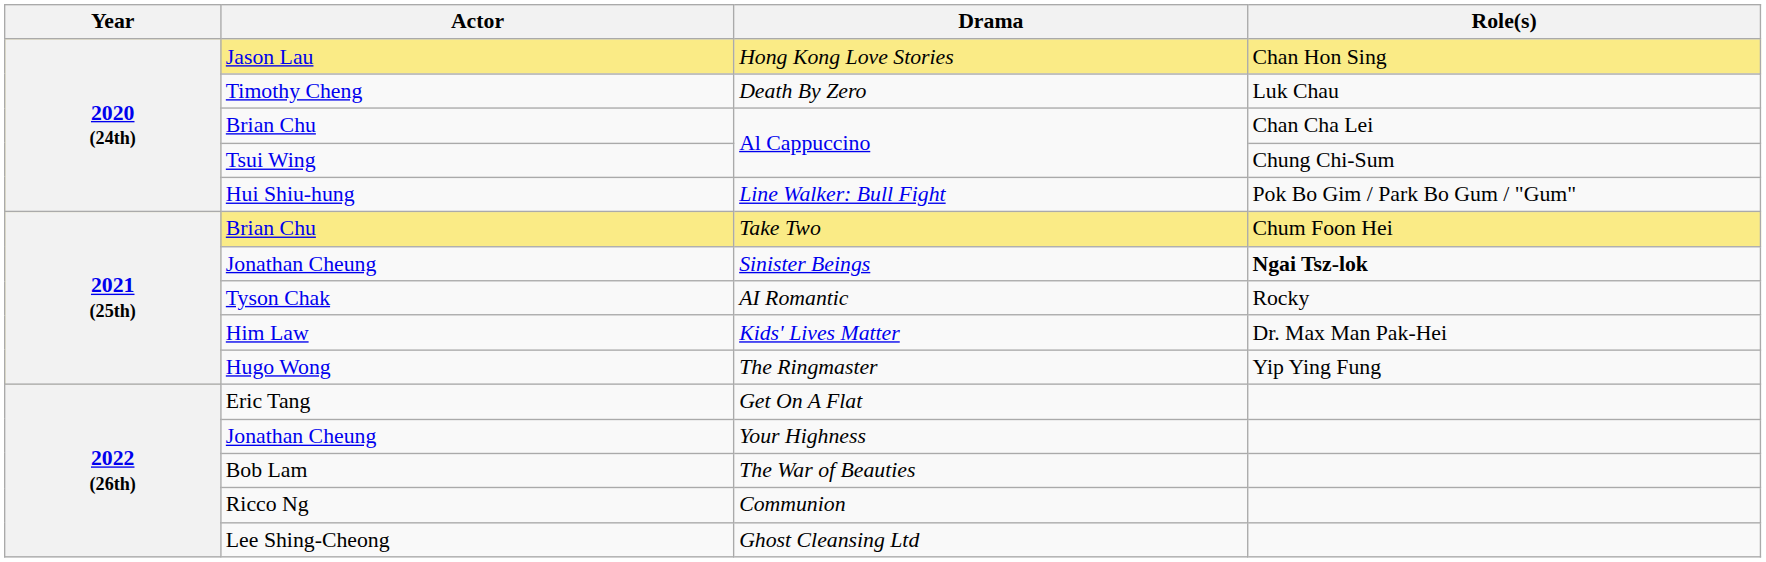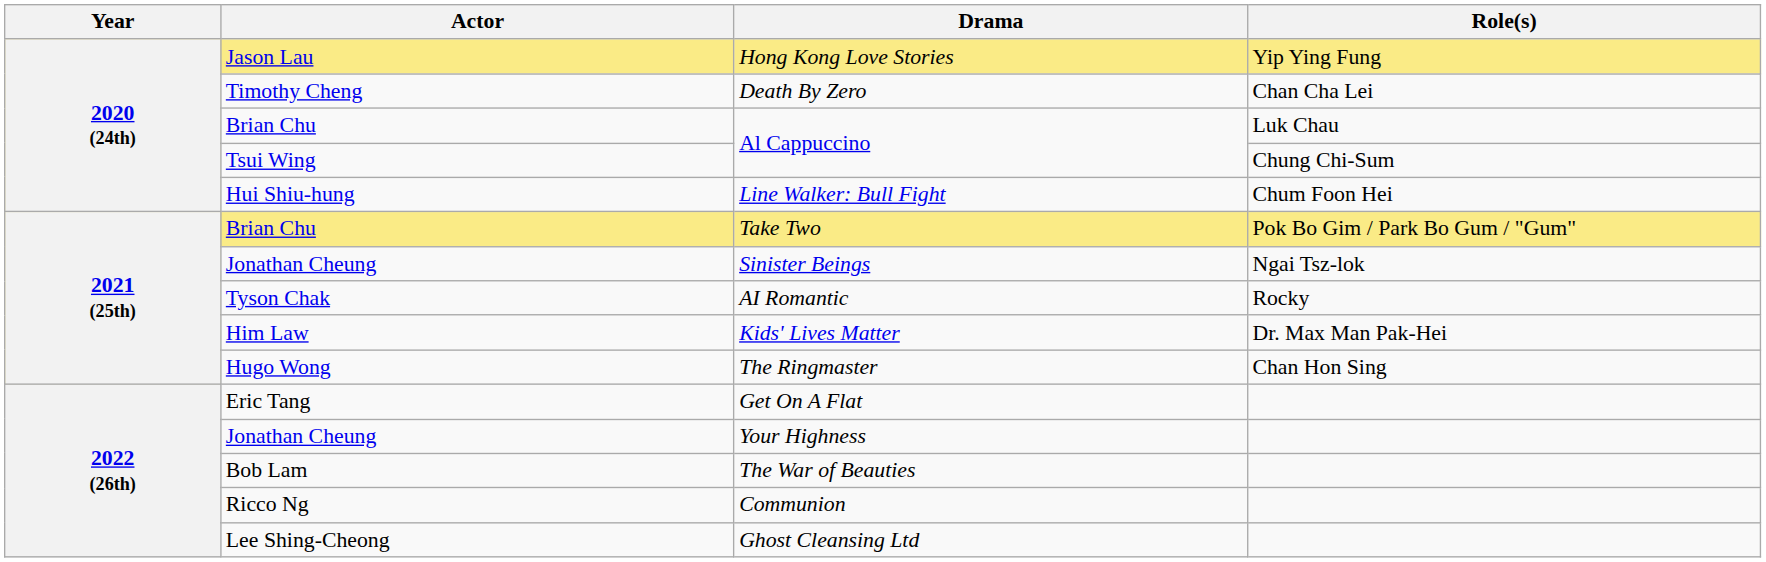(1320, 56) Chan Hon Sing -> (1317, 56) Yip Ying Fung
(1296, 90) Luk Chau -> (1313, 90) Chan Cha Lei
(1313, 125) Chan Cha Lei -> (1296, 125) Luk Chau
(1414, 194) Pok Bo Gim / Park Bo Gum / "Gum" -> (1323, 194) Chum Foon Hei
(1323, 228) Chum Foon Hei -> (1414, 228) Pok Bo Gim / Park Bo Gum / "Gum"
(1310, 263) bold -> (1309, 263) normal
(1317, 366) Yip Ying Fung -> (1320, 366) Chan Hon Sing
